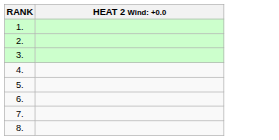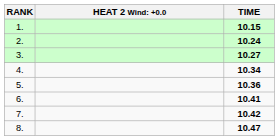+ column: (249, 12)
